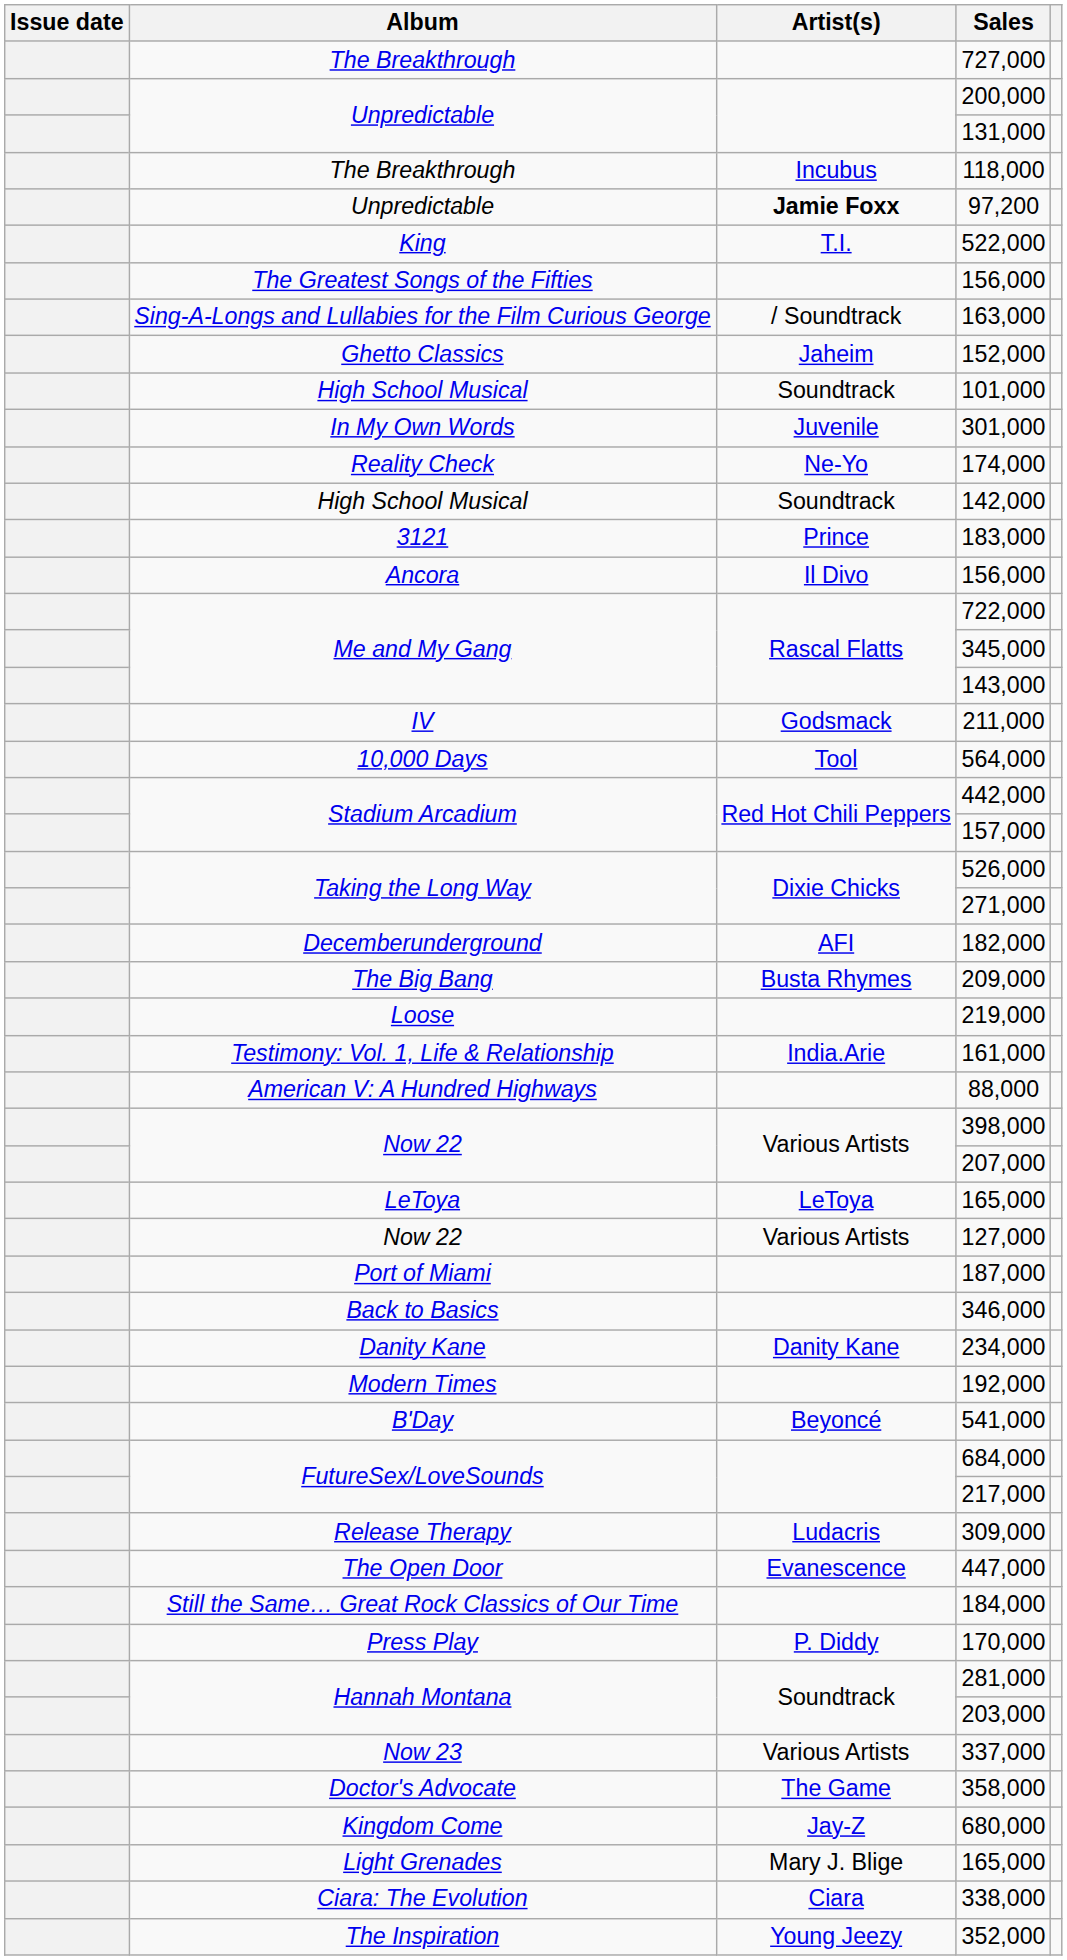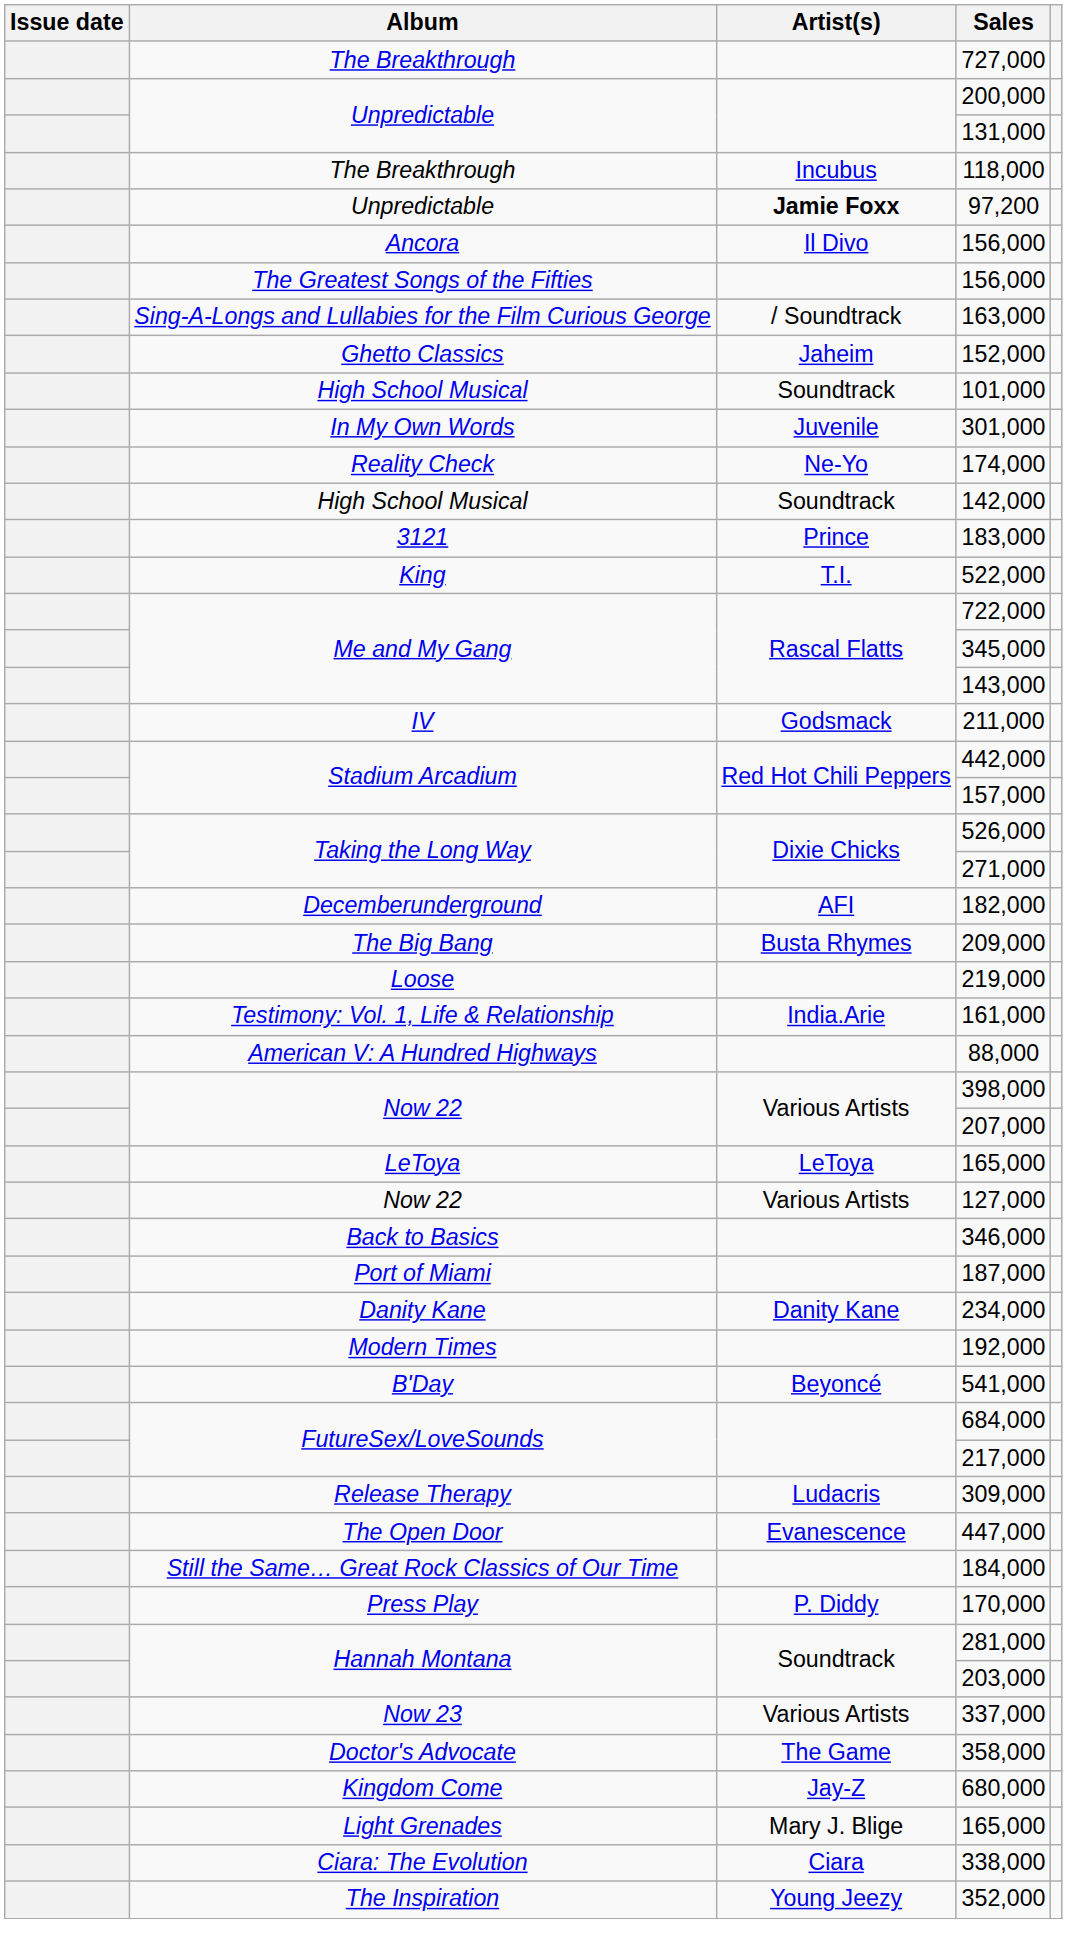rows swapped: (422, 574) <-> (422, 243)
- row: (422, 758)
rows swapped: (422, 1273) <-> (422, 1310)
